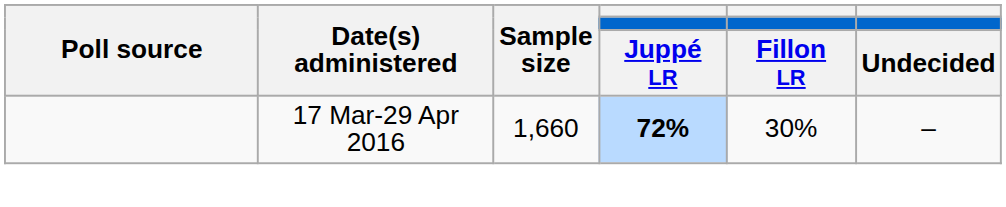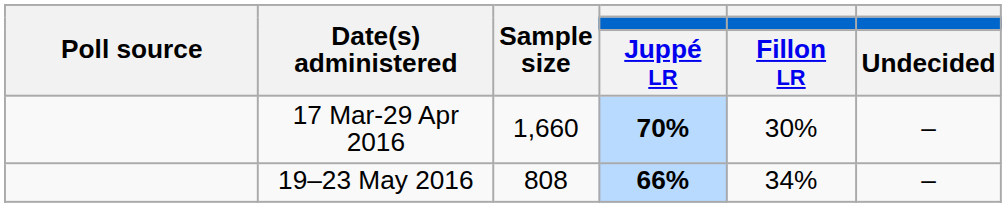(663, 128) 72% -> (663, 128) 70%
+ row: (376, 181)
